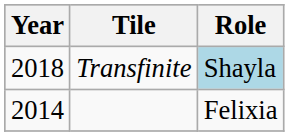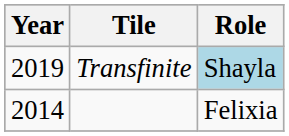(38, 67) 2018 -> (38, 67) 2019
